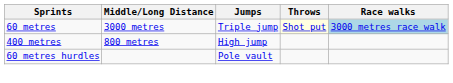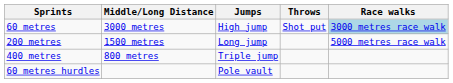(248, 27) Triple jump -> (243, 27) High jump
(304, 27) lightyellow background -> (304, 27) no background
+ row: (34, 41)
(243, 41) High jump -> (248, 56) Triple jump
